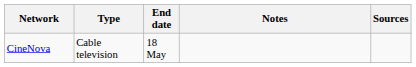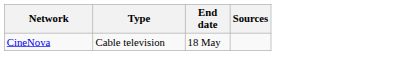- column: (275, 19)
